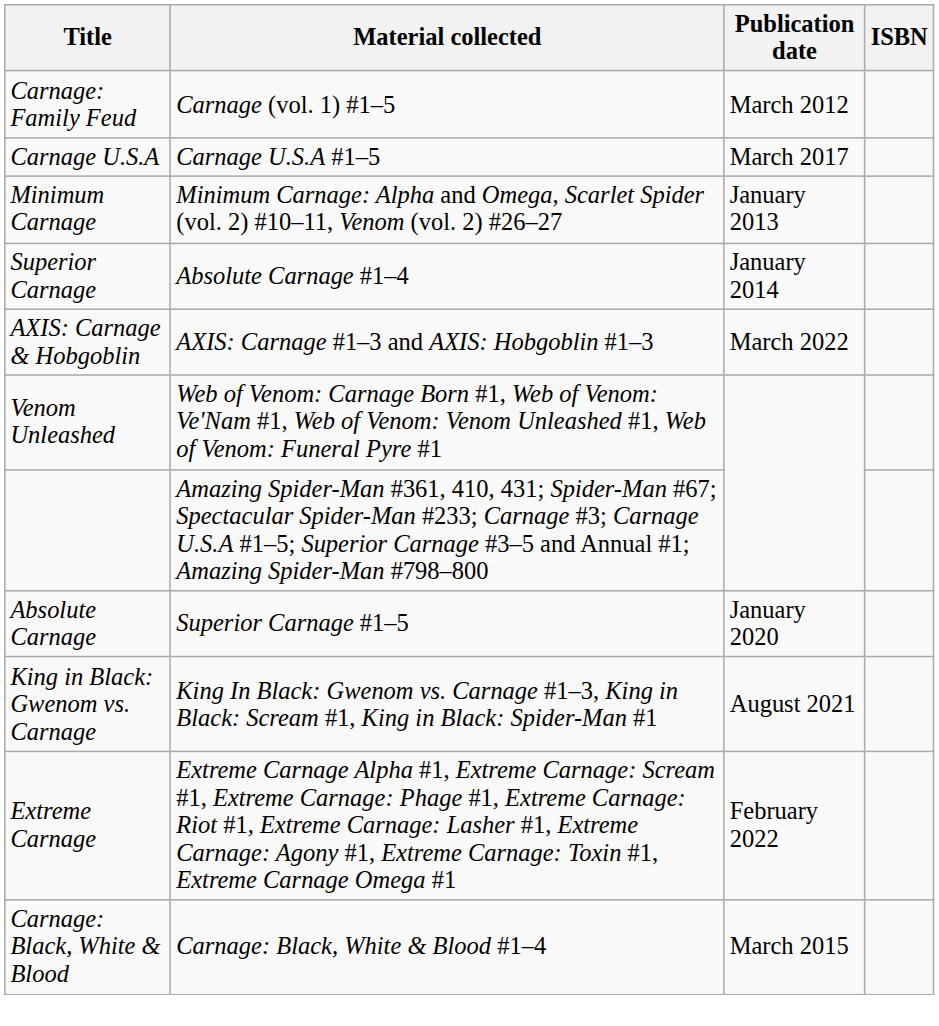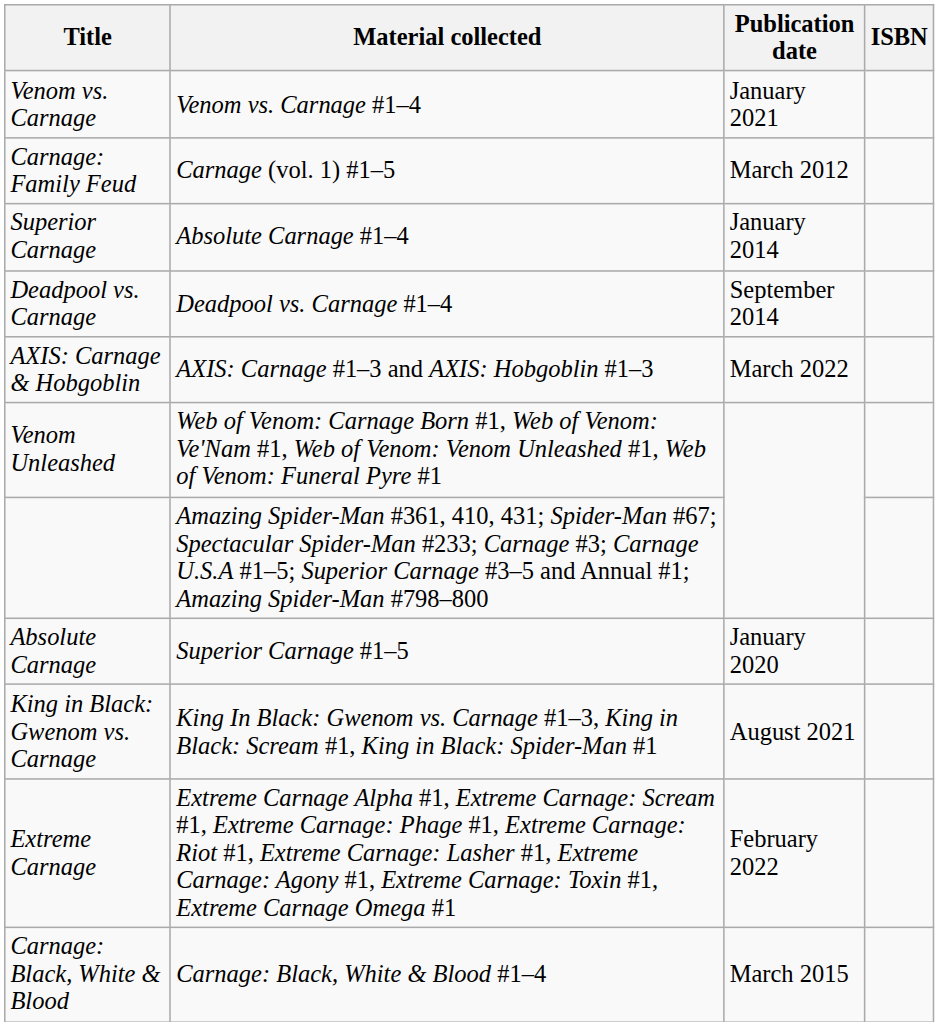+ row: (59, 104)
- row: (85, 156)
- row: (57, 209)
+ row: (75, 303)
